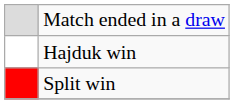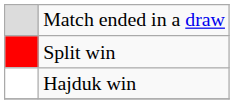rows swapped: (90, 51) <-> (79, 83)
